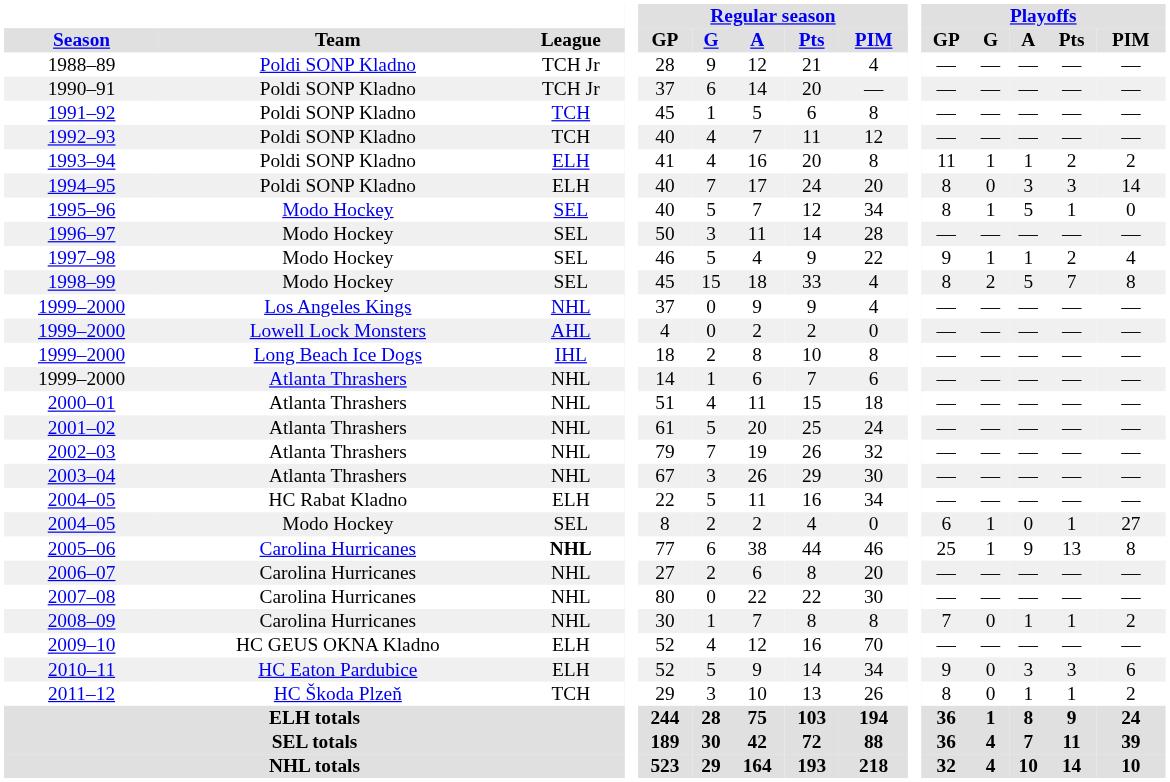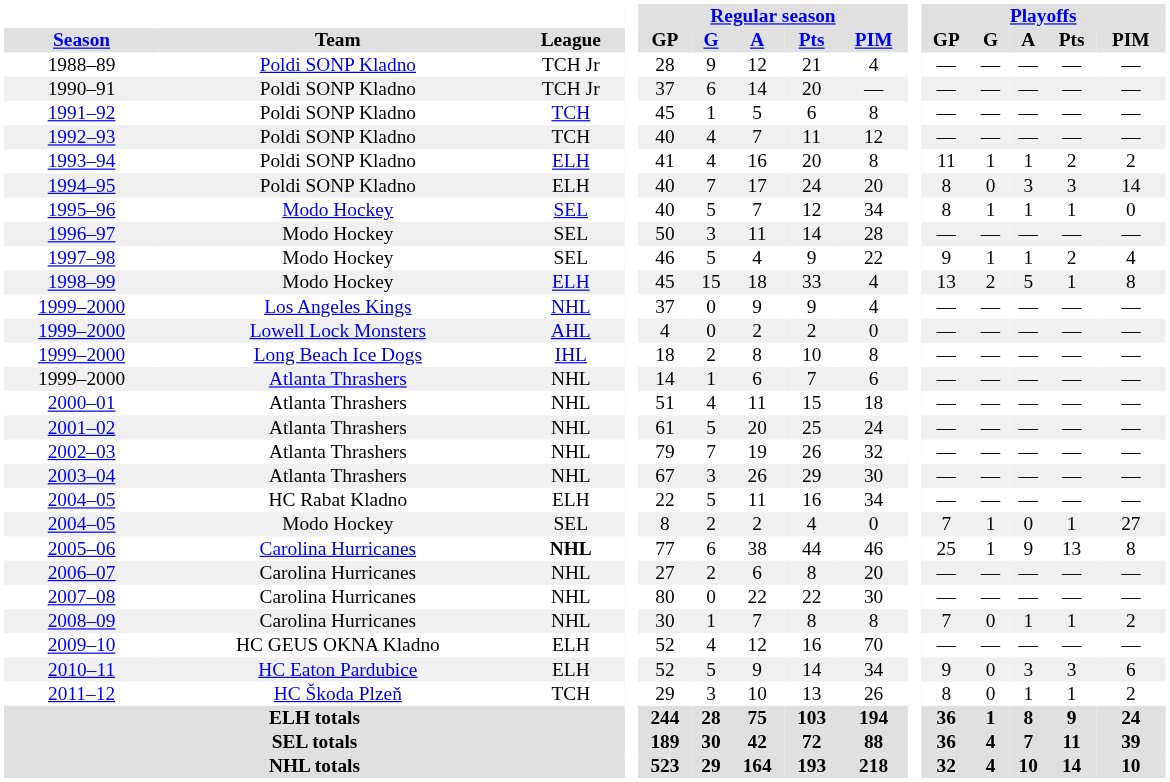(1028, 209) 5 -> (1028, 209) 1
(571, 282) SEL -> (571, 282) ELH
(946, 282) 8 -> (946, 282) 13
(1072, 282) 7 -> (1072, 282) 1
(946, 524) 6 -> (946, 524) 7
